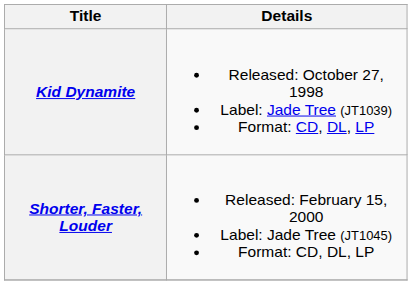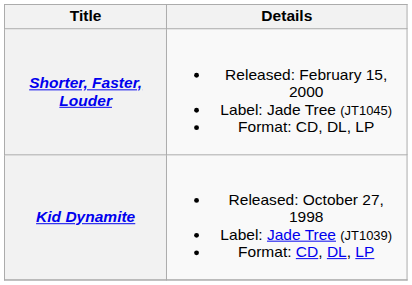rows swapped: (86, 91) <-> (86, 217)
